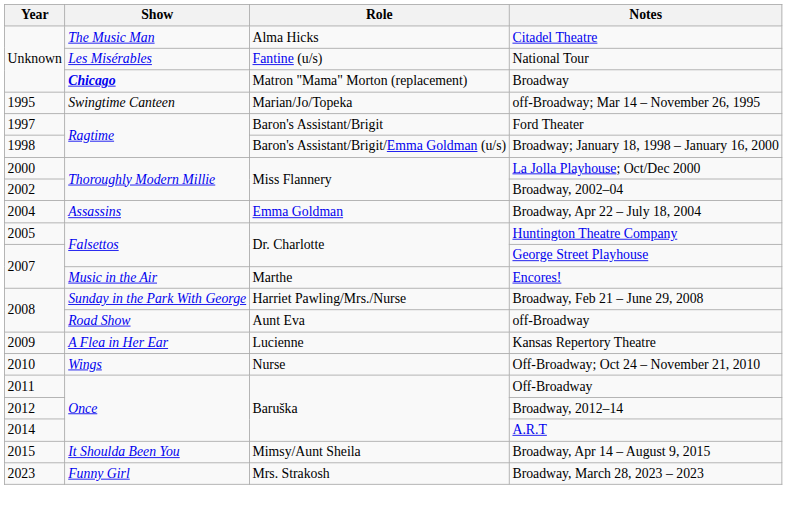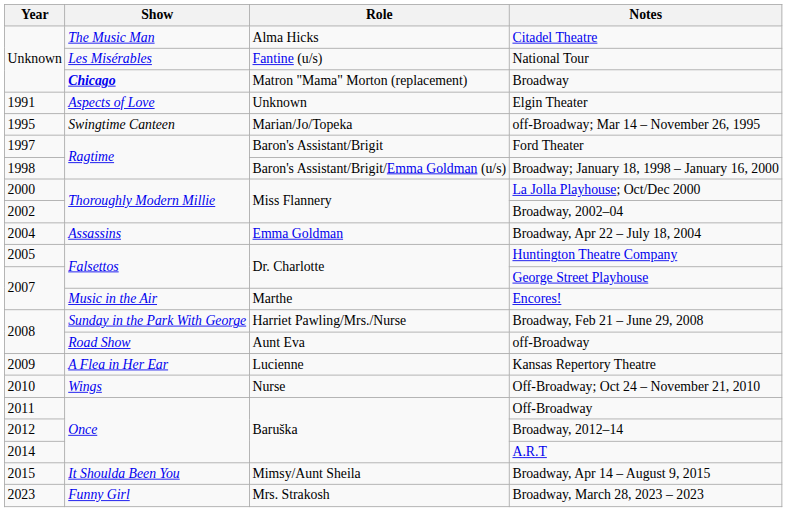+ row: (550, 102)
